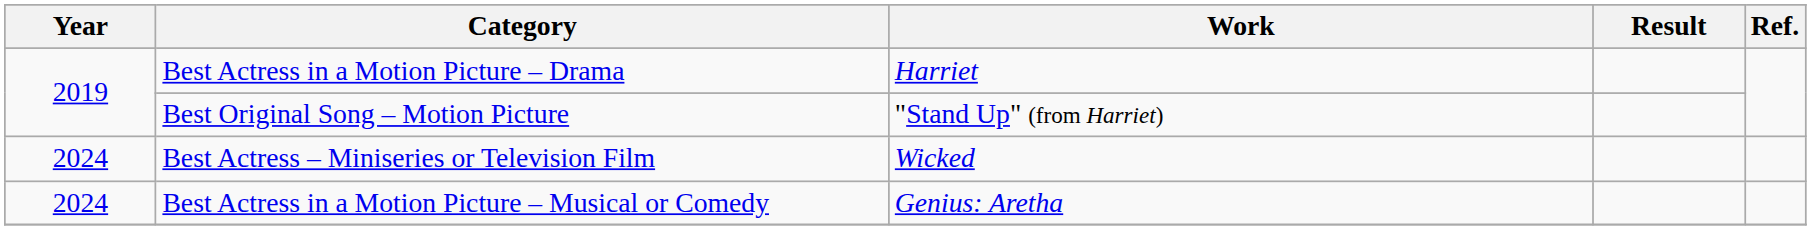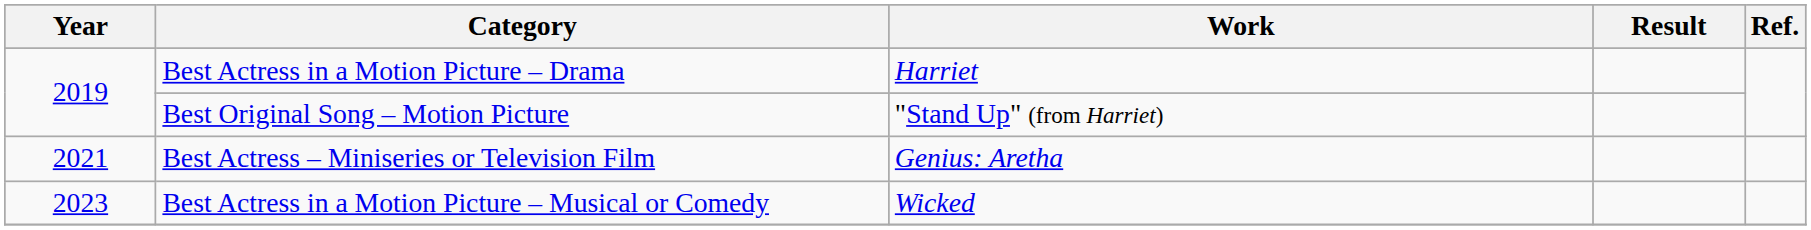(80, 158) 2024 -> (80, 158) 2021
(935, 158) Wicked -> (979, 158) Genius: Aretha
(80, 202) 2024 -> (80, 202) 2023
(979, 202) Genius: Aretha -> (935, 202) Wicked
